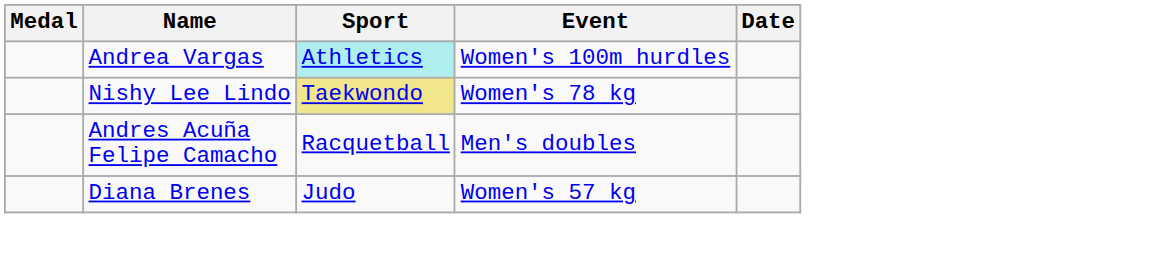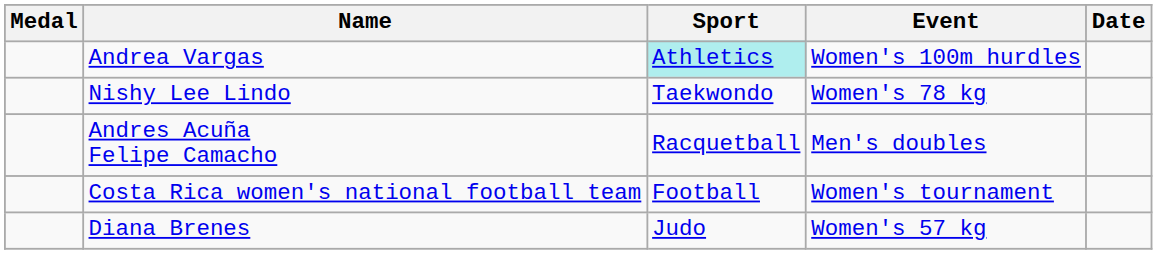(362, 96) khaki background -> (713, 96) no background
+ row: (365, 194)
